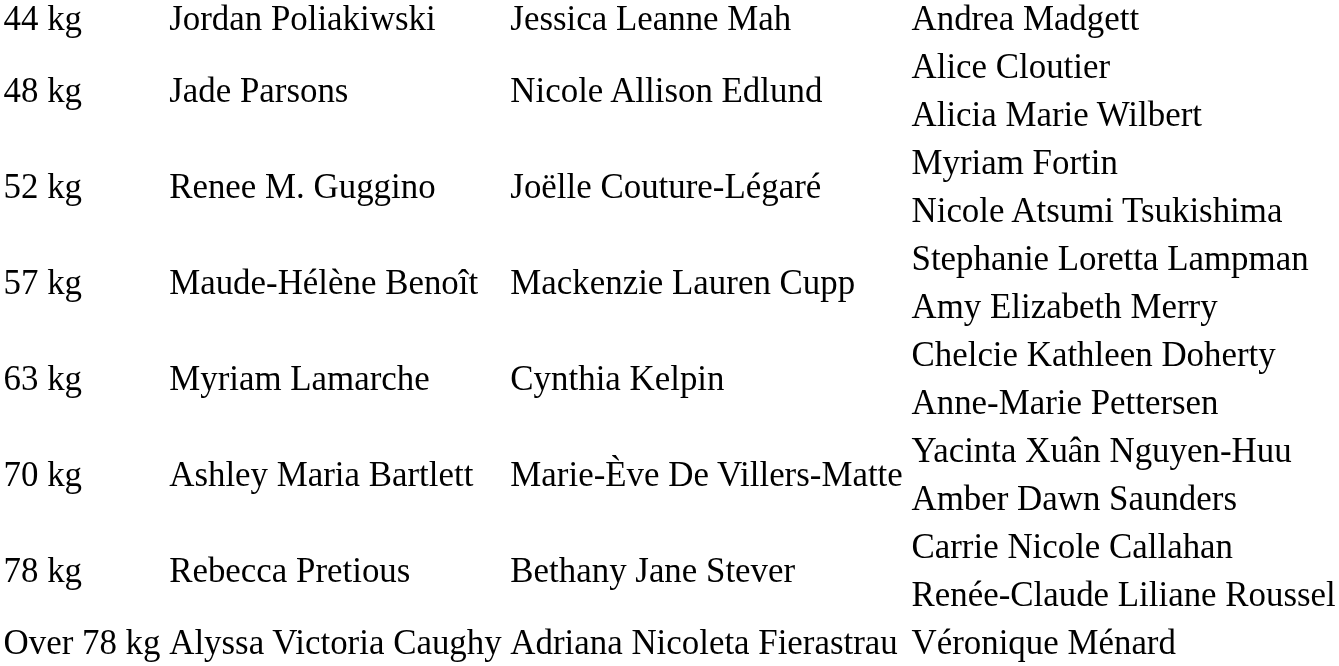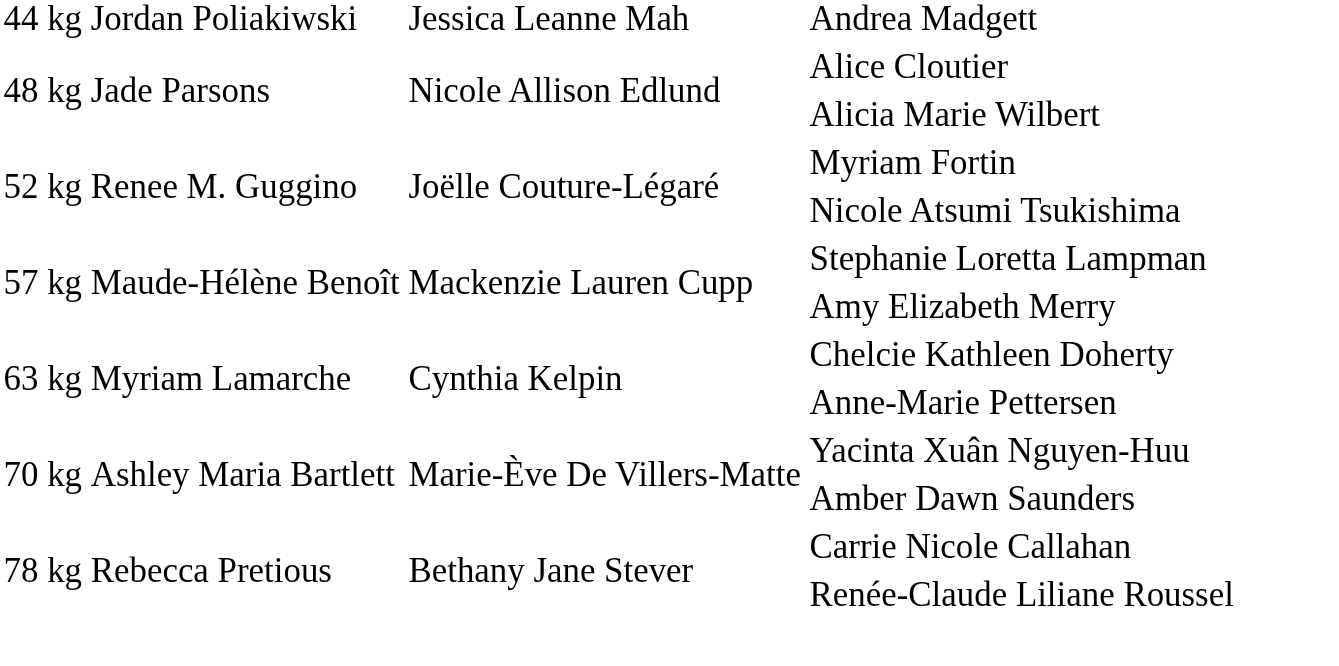- row: (1044, 642)
